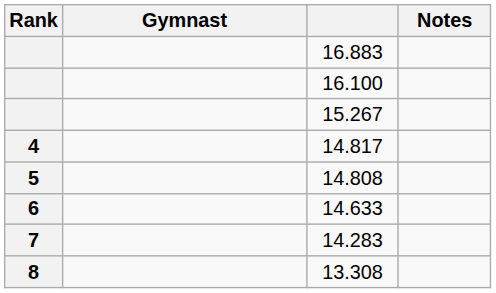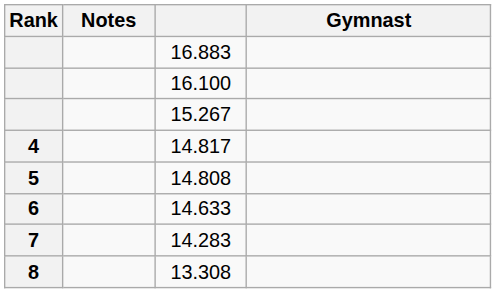columns swapped: (185, 21) <-> (445, 21)
